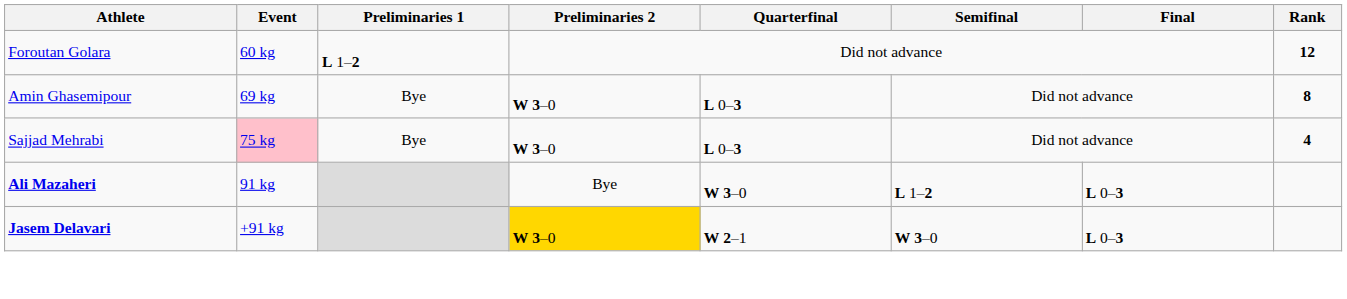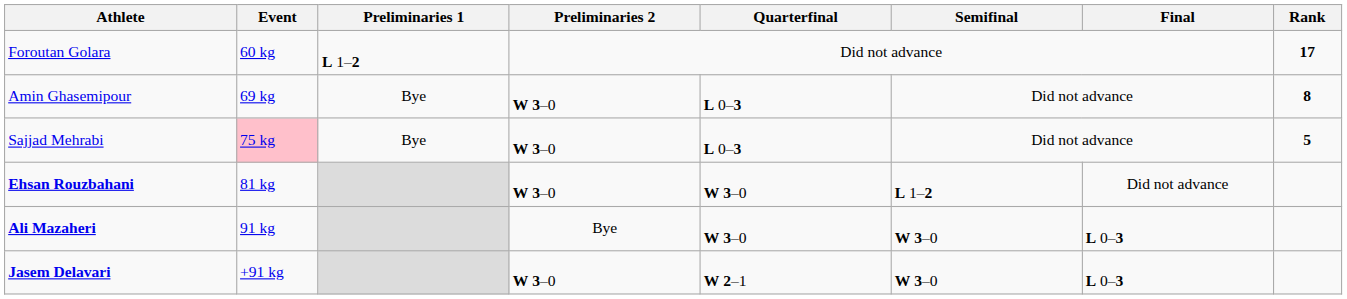(1307, 52) 12 -> (1307, 52) 17
(1307, 140) 4 -> (1307, 140) 5
+ row: (71, 184)
(914, 193) L 1–2 -> (916, 237) W 3–0
(534, 237) gold background -> (534, 281) no background
